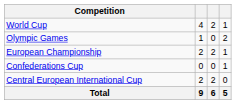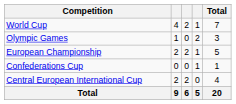+ column: (217, 12)
